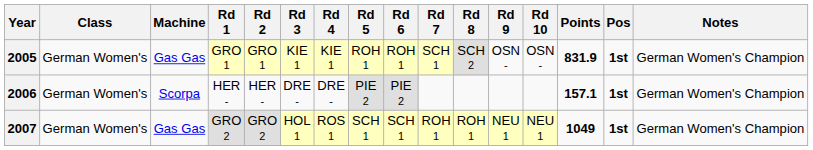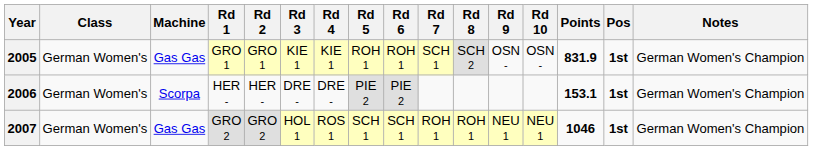(580, 93) 157.1 -> (580, 93) 153.1
(580, 128) 1049 -> (580, 128) 1046
